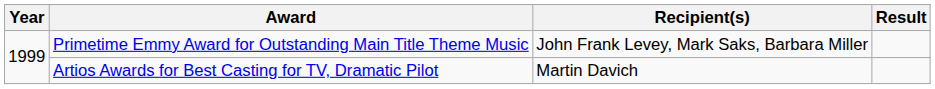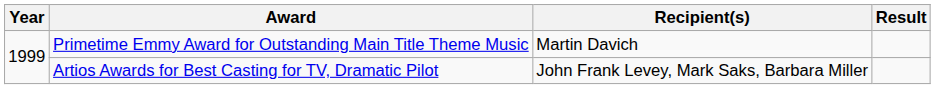(702, 44) John Frank Levey, Mark Saks, Barbara Miller -> (587, 44) Martin Davich
(587, 70) Martin Davich -> (702, 70) John Frank Levey, Mark Saks, Barbara Miller
